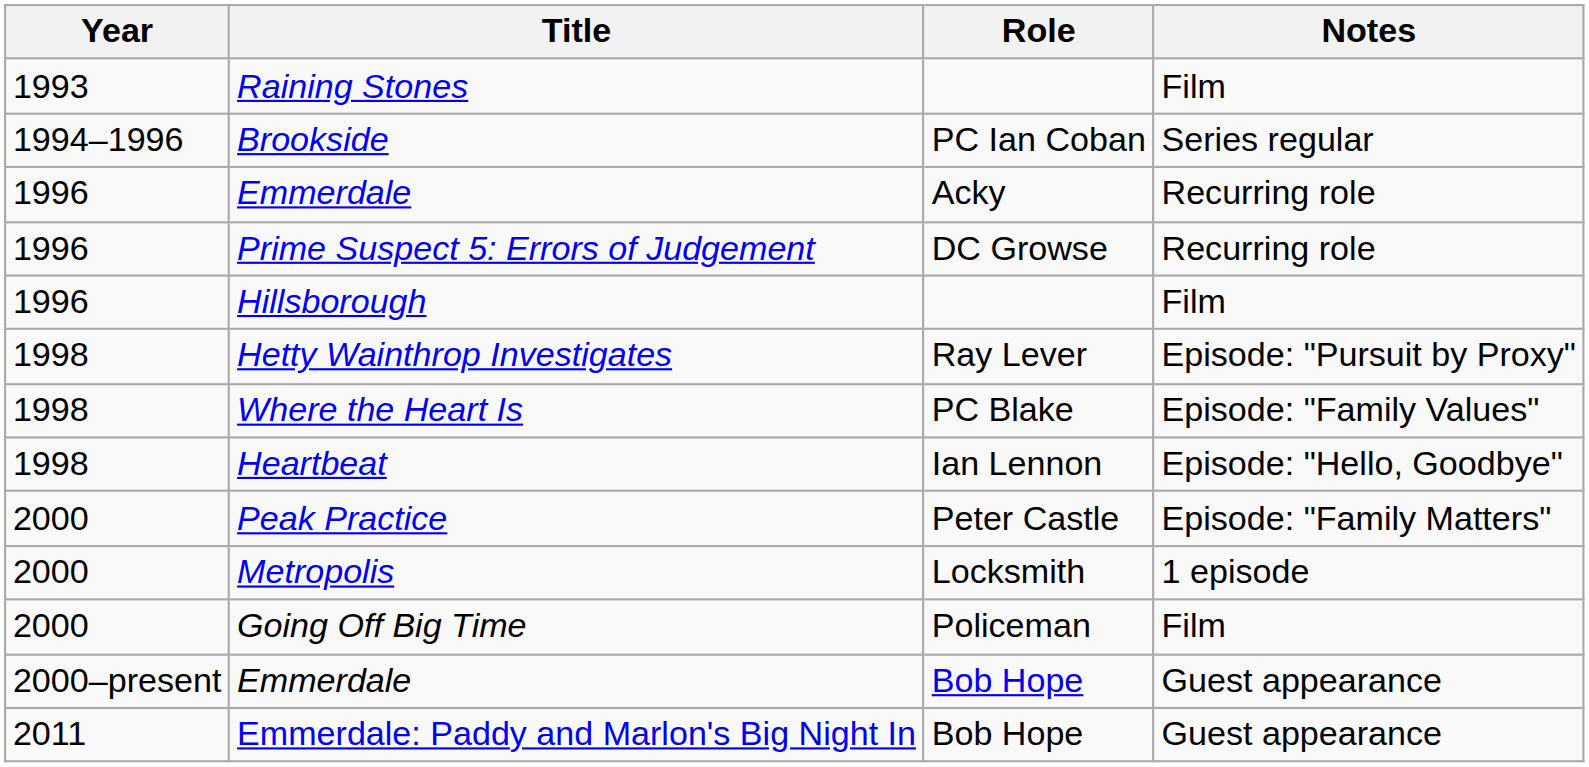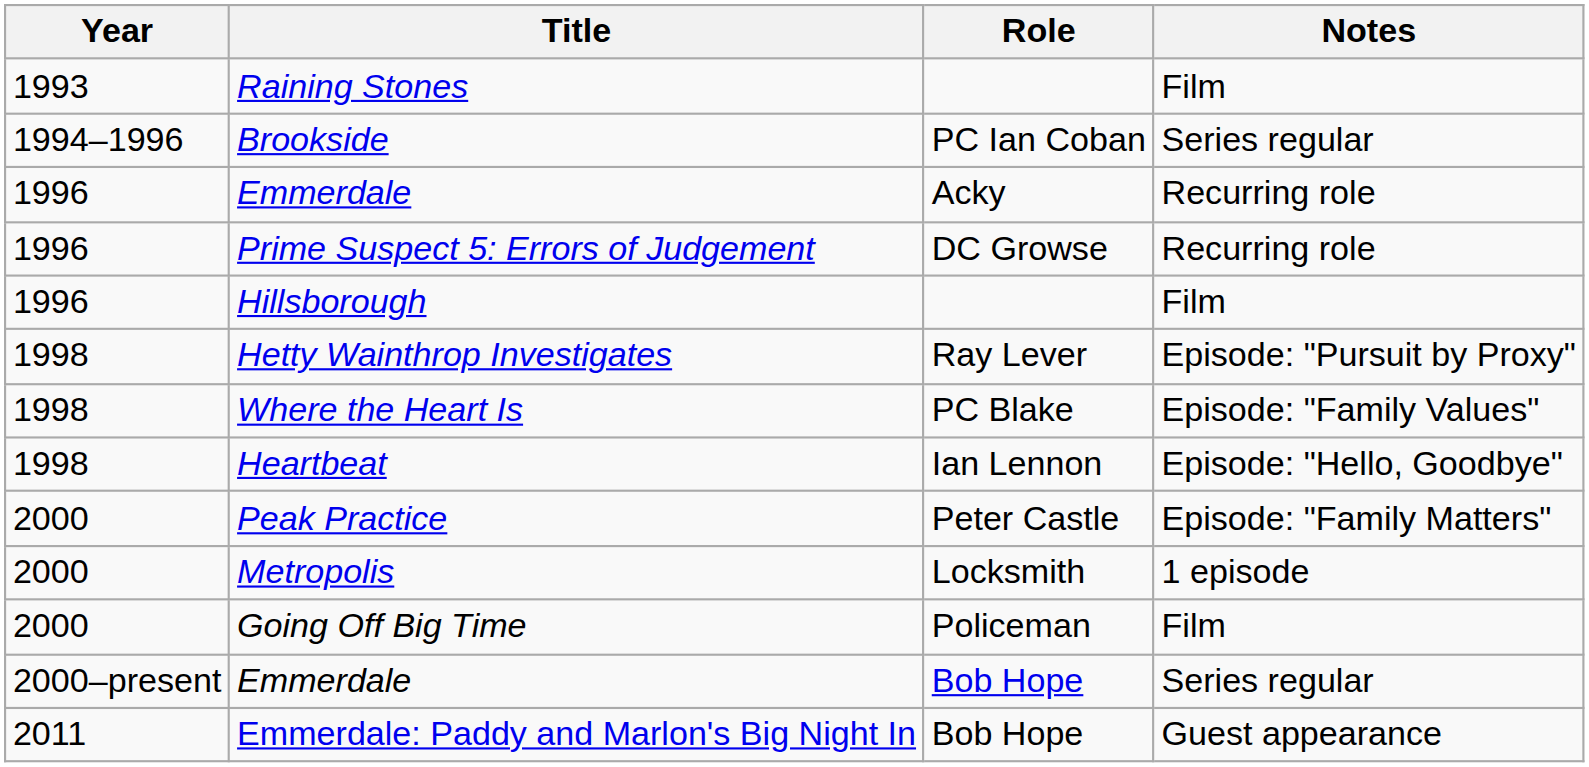(1302, 680) Guest appearance -> (1268, 680) Series regular
